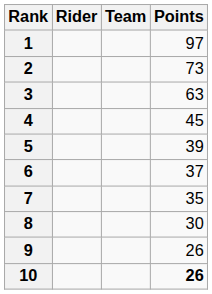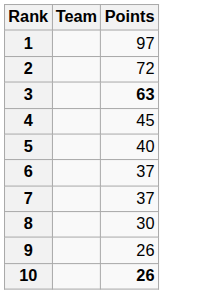- column: (77, 17)
(195, 69) 73 -> (145, 69) 72
(195, 95) normal -> (145, 95) bold
(195, 146) 39 -> (145, 146) 40
(195, 198) 35 -> (145, 198) 37
